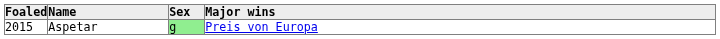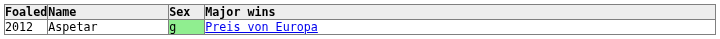(19, 27) 2015 -> (19, 27) 2012
